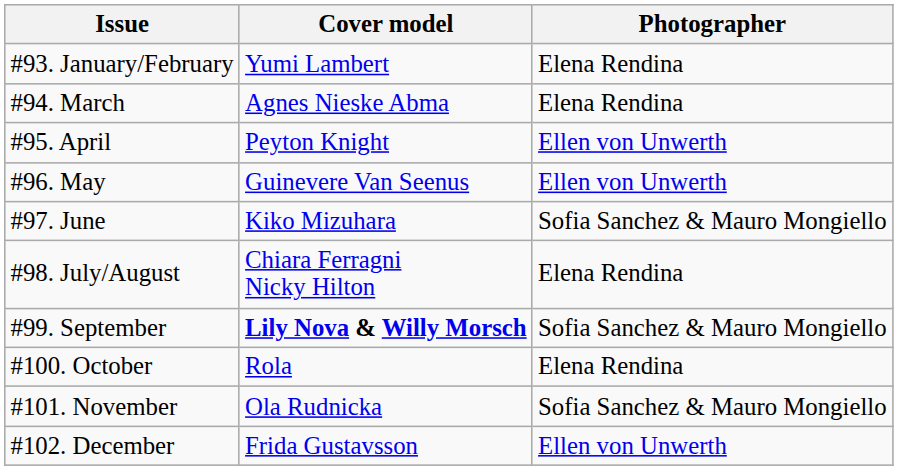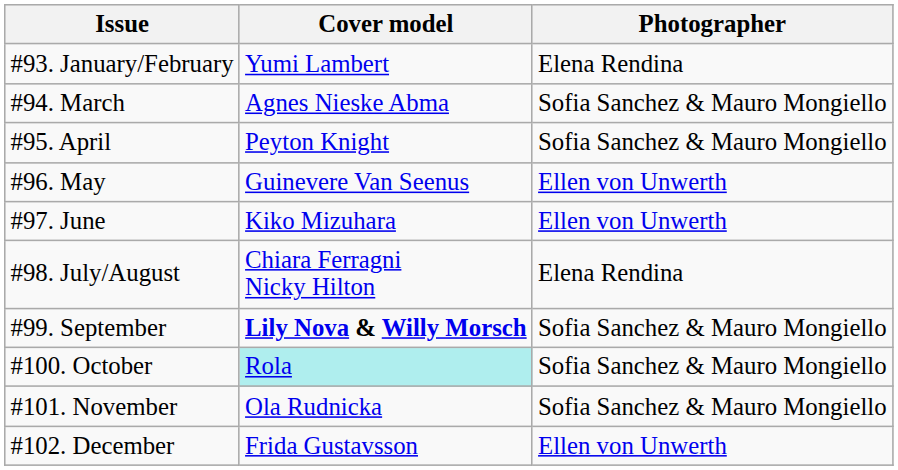(611, 102) Elena Rendina -> (712, 102) Sofia Sanchez & Mauro Mongiello
(632, 142) Ellen von Unwerth -> (712, 142) Sofia Sanchez & Mauro Mongiello
(712, 220) Sofia Sanchez & Mauro Mongiello -> (632, 220) Ellen von Unwerth
(268, 366) no background -> (268, 366) paleturquoise background
(611, 366) Elena Rendina -> (712, 366) Sofia Sanchez & Mauro Mongiello
